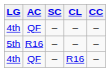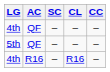(34, 43) R16 -> (34, 43) QF
(34, 59) QF -> (34, 59) R16
